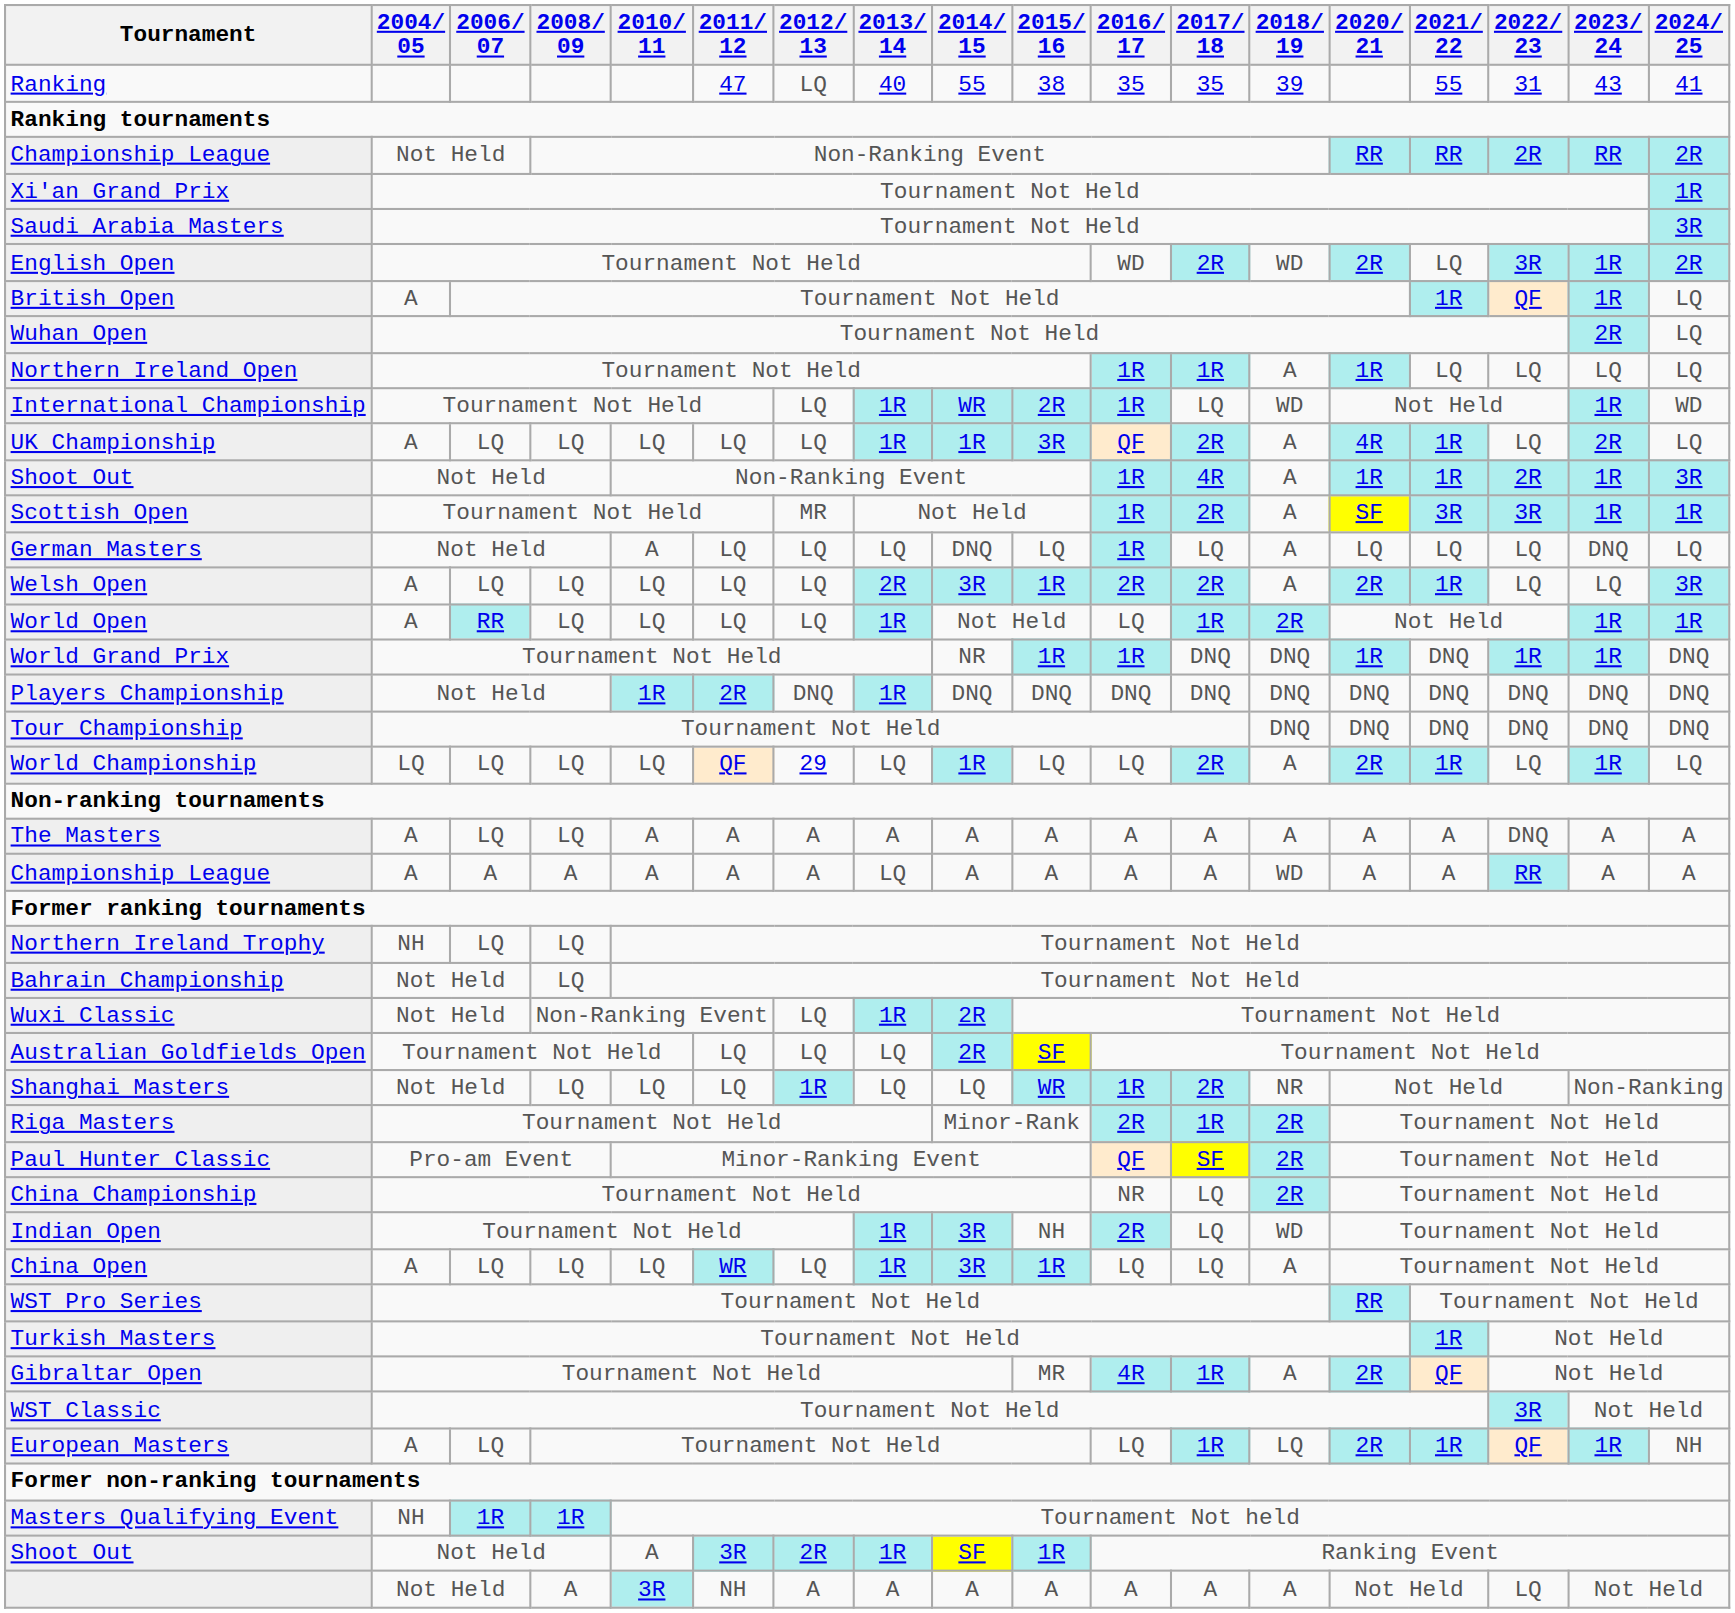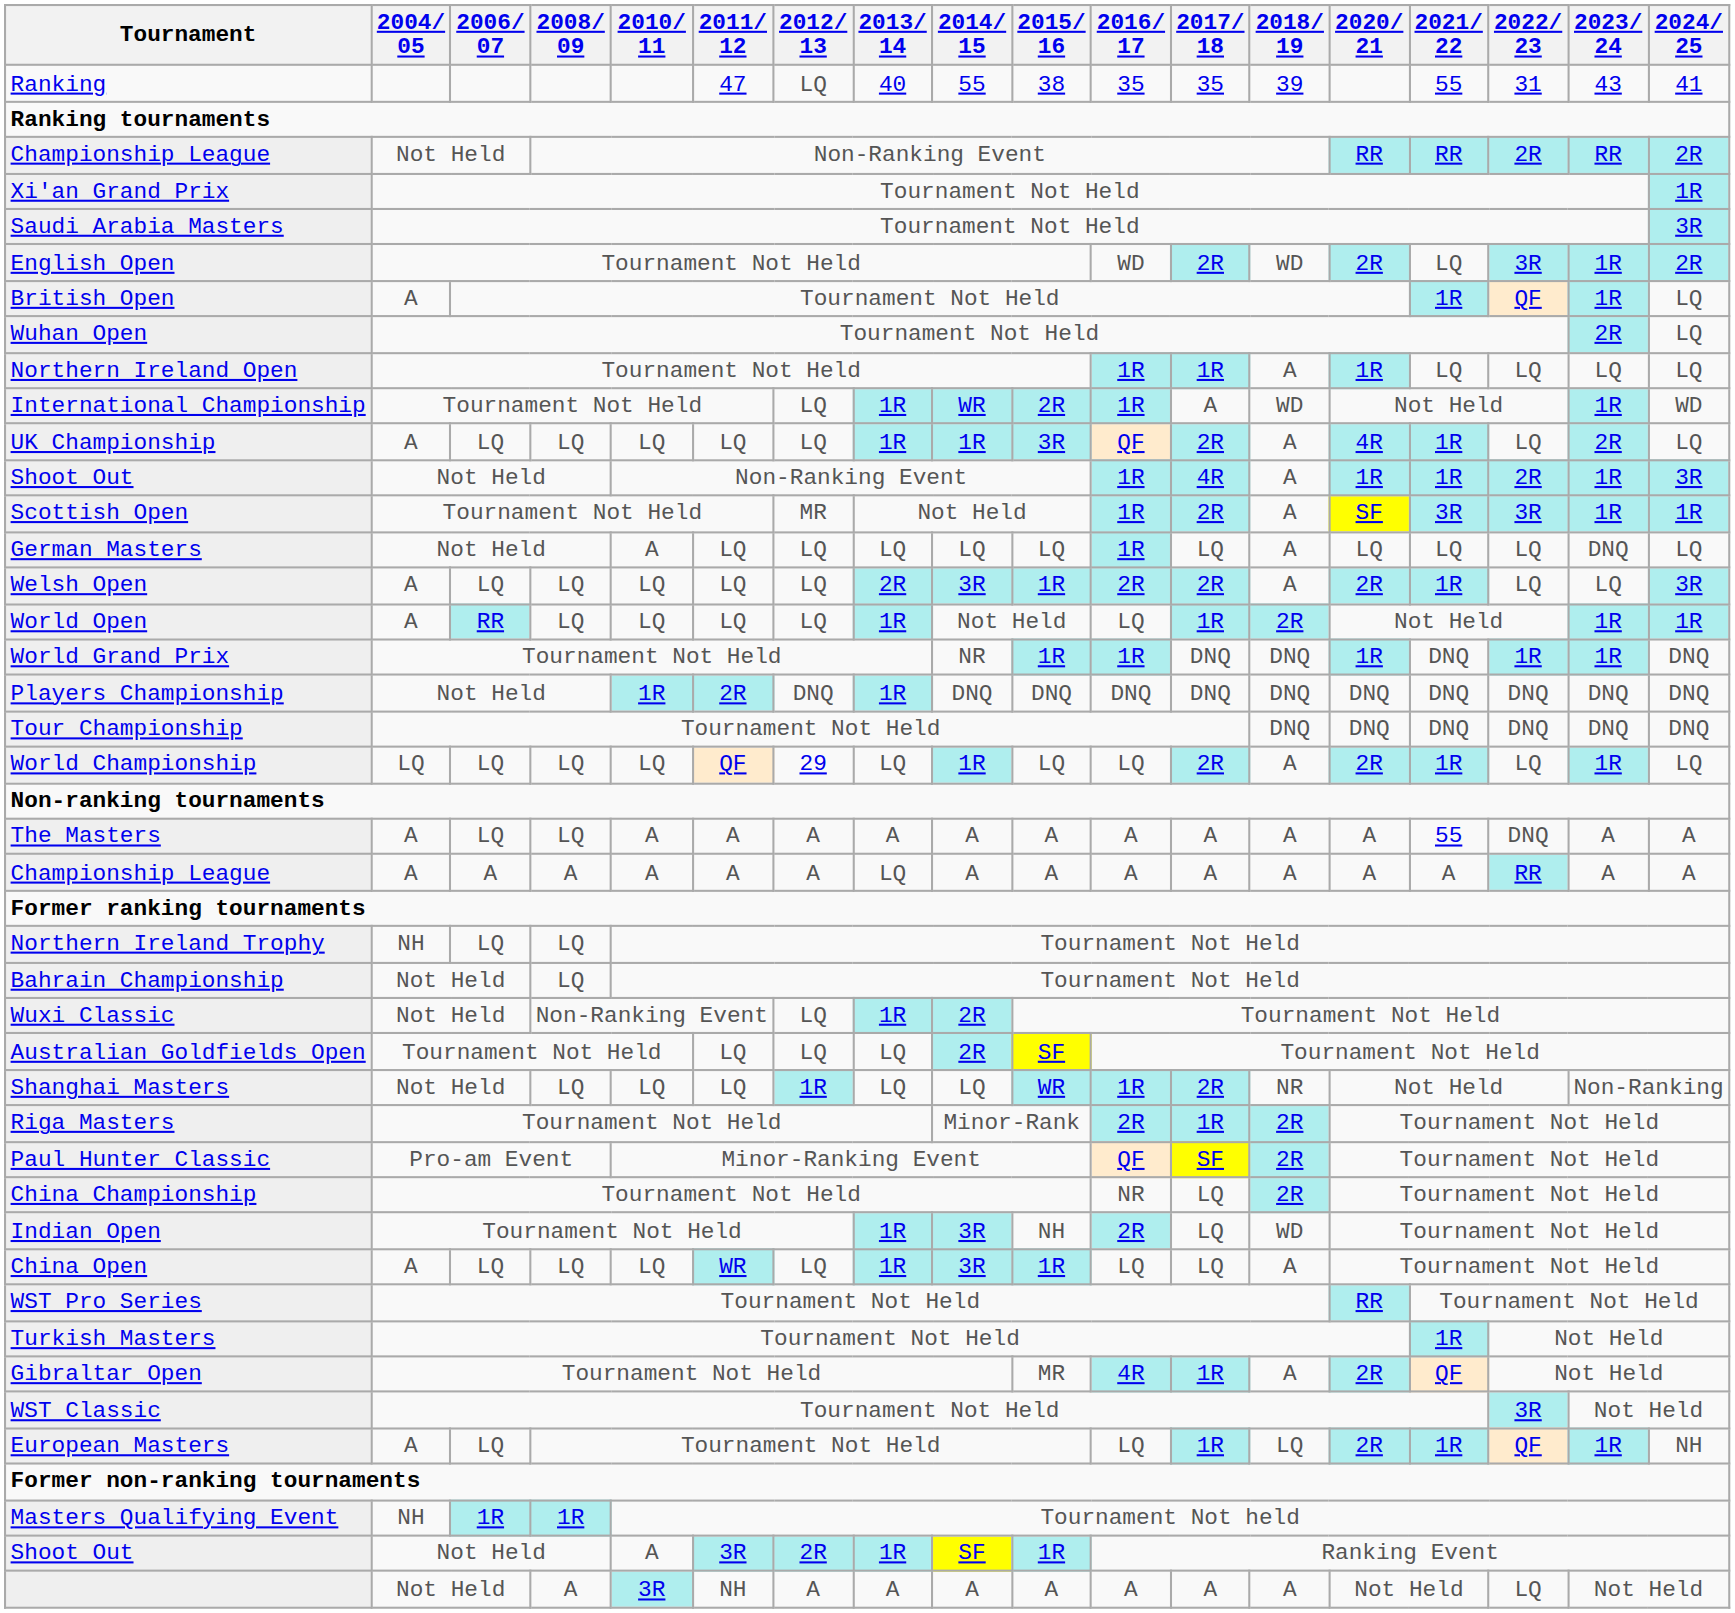(1210, 406) LQ -> (1210, 406) A
(972, 550) DNQ -> (972, 550) LQ
(1449, 837) A -> (1449, 837) 55
(1290, 872) WD -> (1290, 872) A
